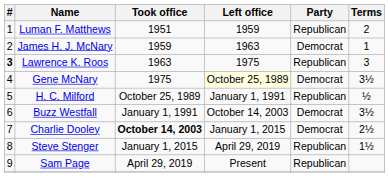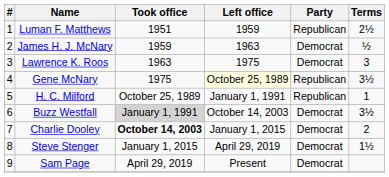(366, 29) 2 -> (366, 29) 2½
(366, 46) 1 -> (366, 46) ½
(10, 63) bold -> (10, 63) normal
(320, 63) Republican -> (320, 63) Democrat
(320, 79) Democrat -> (320, 79) Republican
(366, 96) ½ -> (366, 96) 1
(160, 113) no background -> (160, 113) lightgrey background
(366, 130) 2½ -> (366, 130) 2
(320, 146) Republican -> (320, 146) Democrat
(320, 163) Republican -> (320, 163) Democrat
